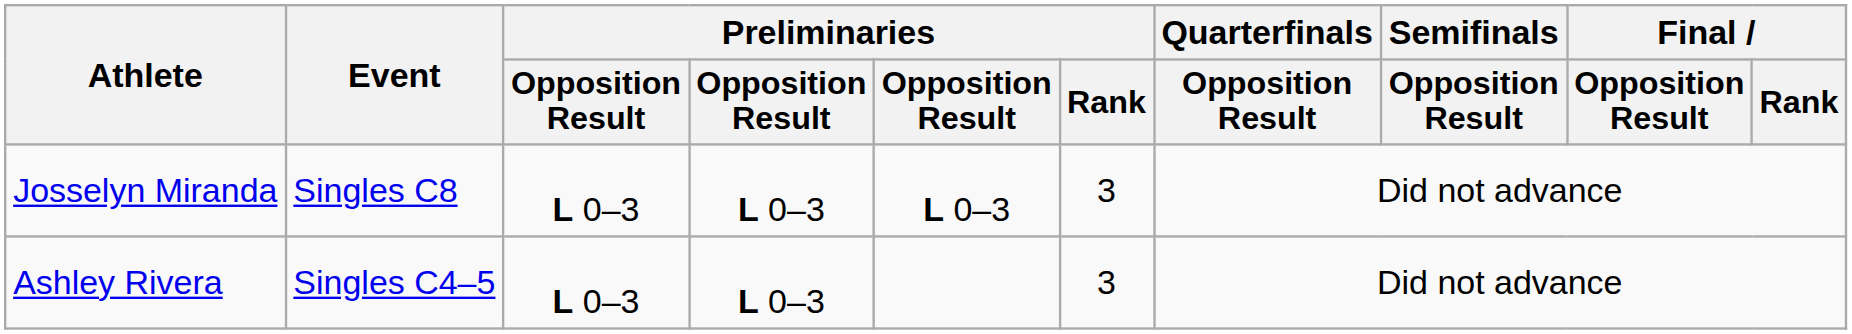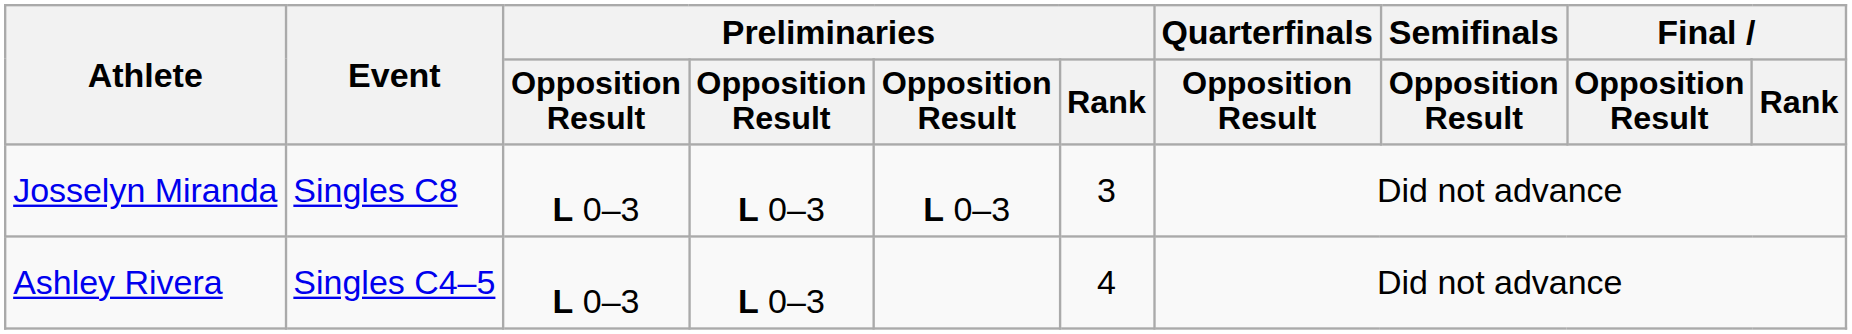(1106, 283) 3 -> (1106, 283) 4
